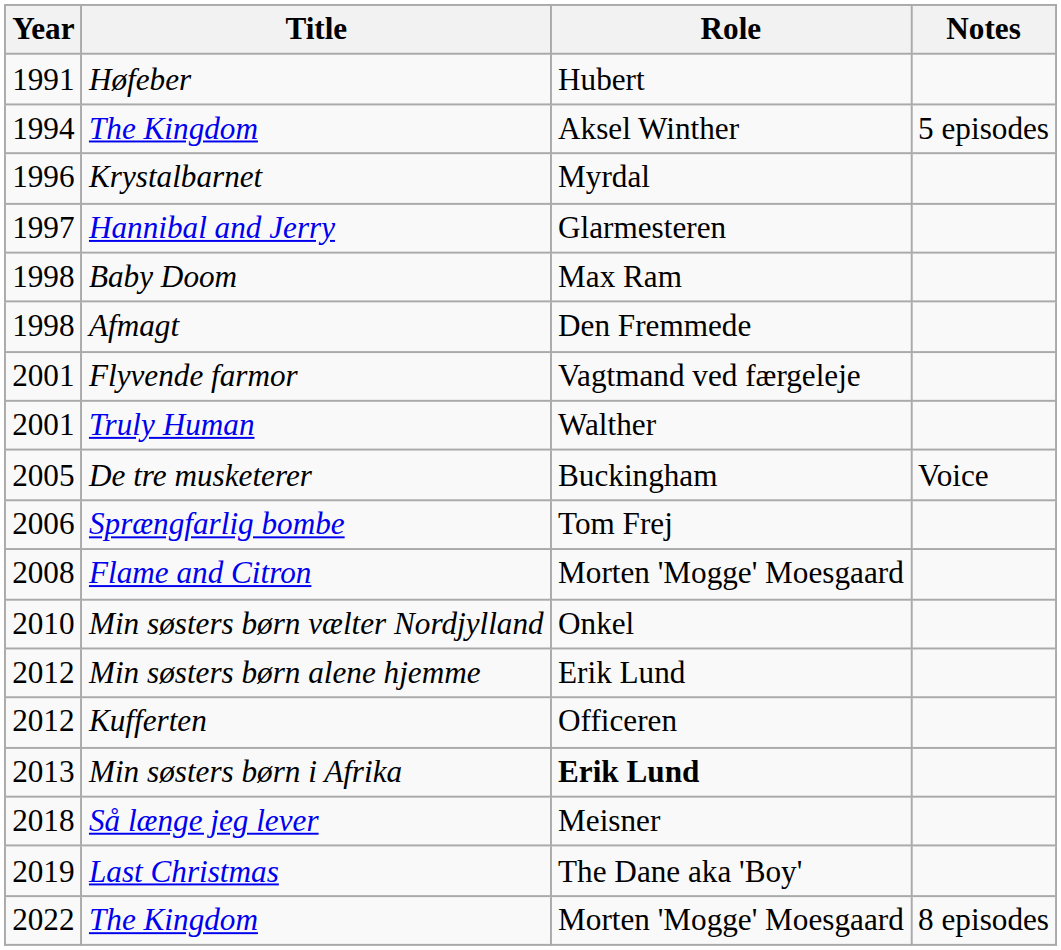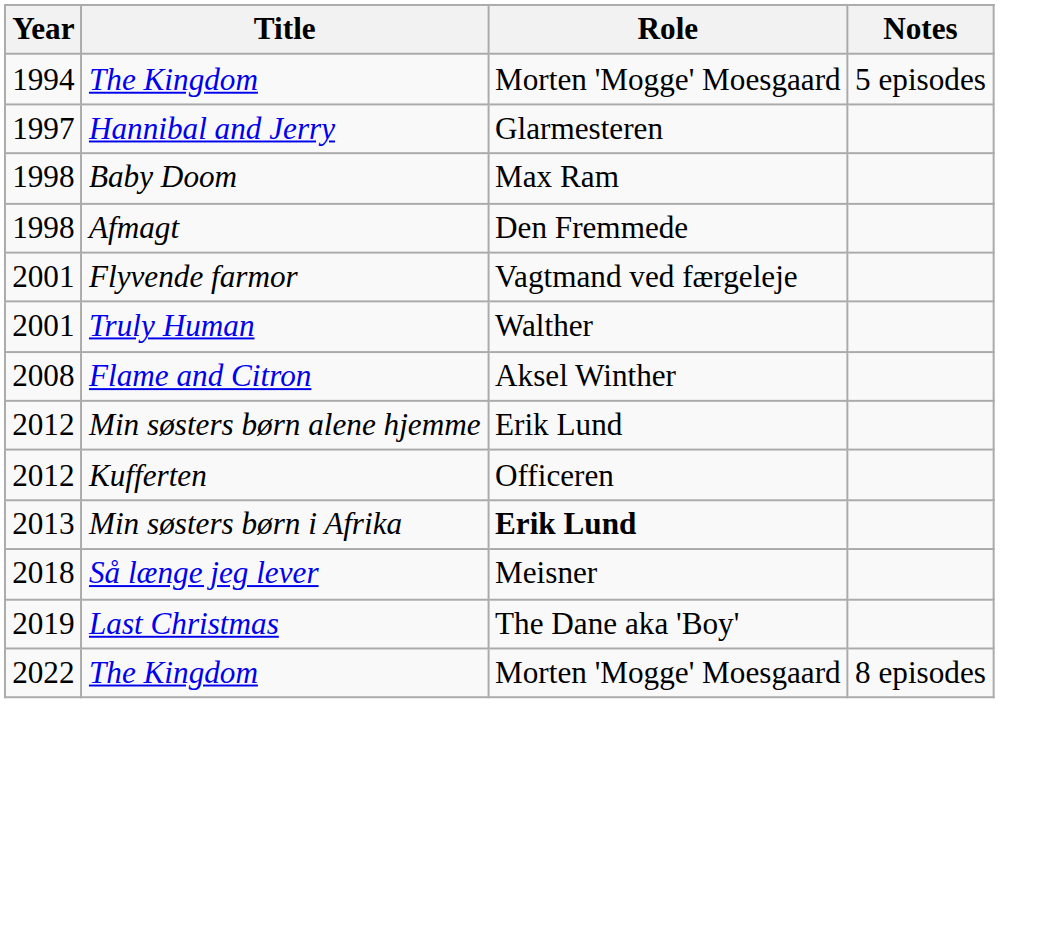- row: (43, 78)
(649, 128) Aksel Winther -> (668, 78) Morten 'Mogge' Moesgaard
- row: (43, 177)
- row: (43, 474)
- row: (43, 524)
(731, 573) Morten 'Mogge' Moesgaard -> (586, 375) Aksel Winther
- row: (43, 623)
